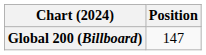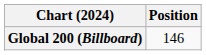(173, 38) 147 -> (173, 38) 146
